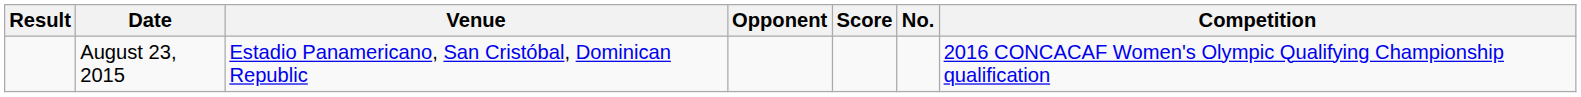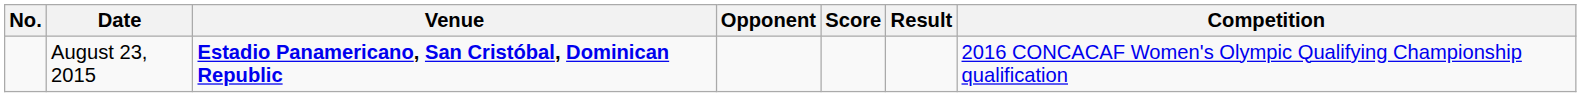columns swapped: (918, 20) <-> (40, 20)
(450, 63) normal -> (433, 63) bold
